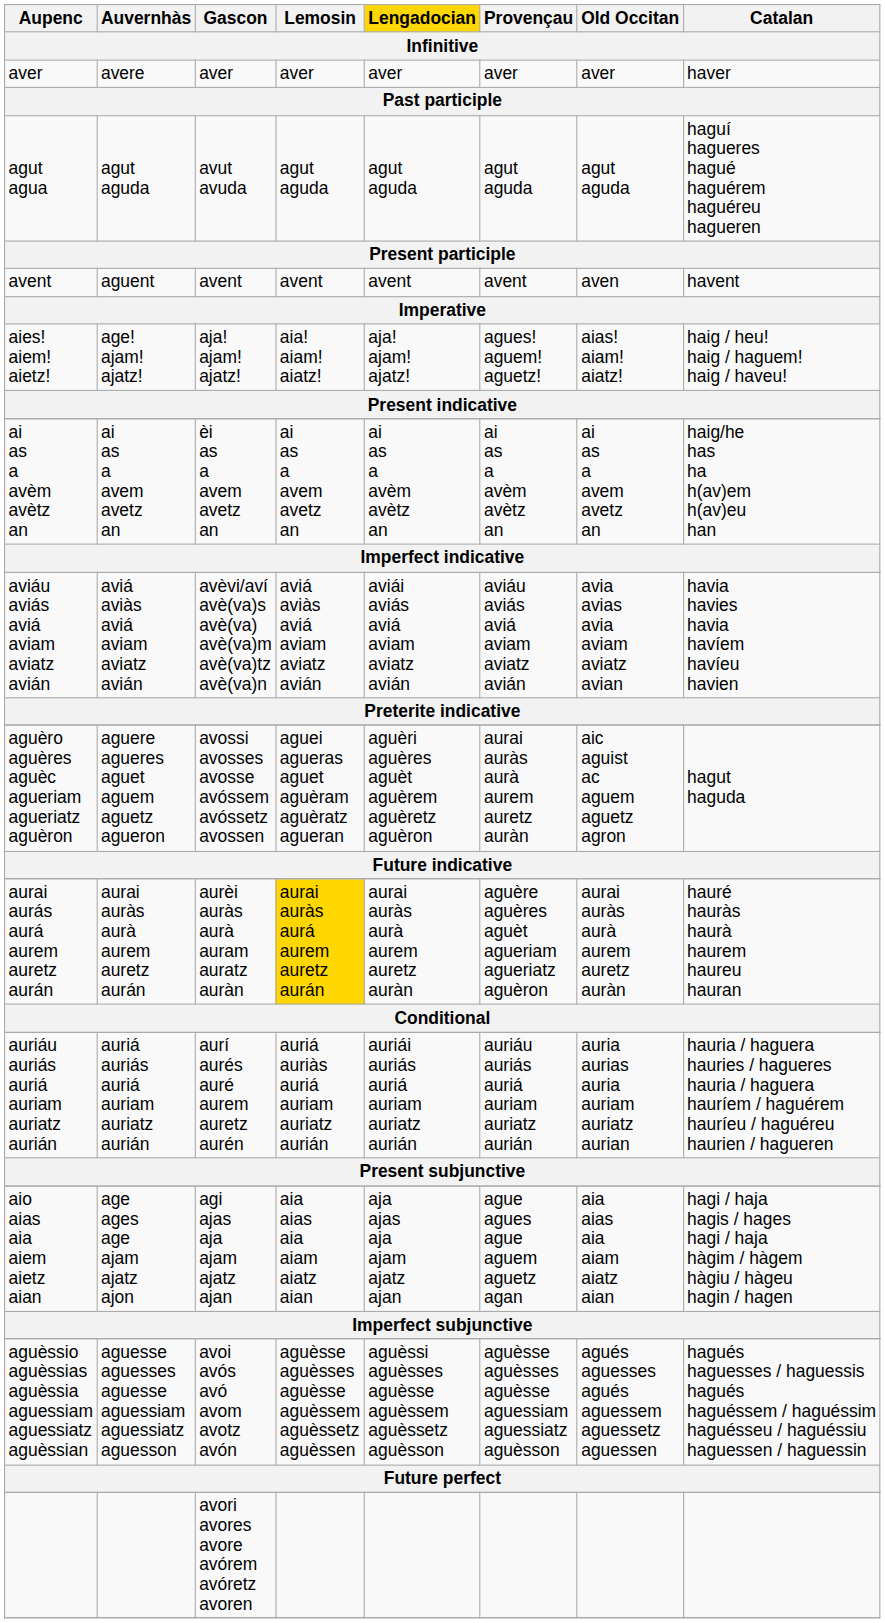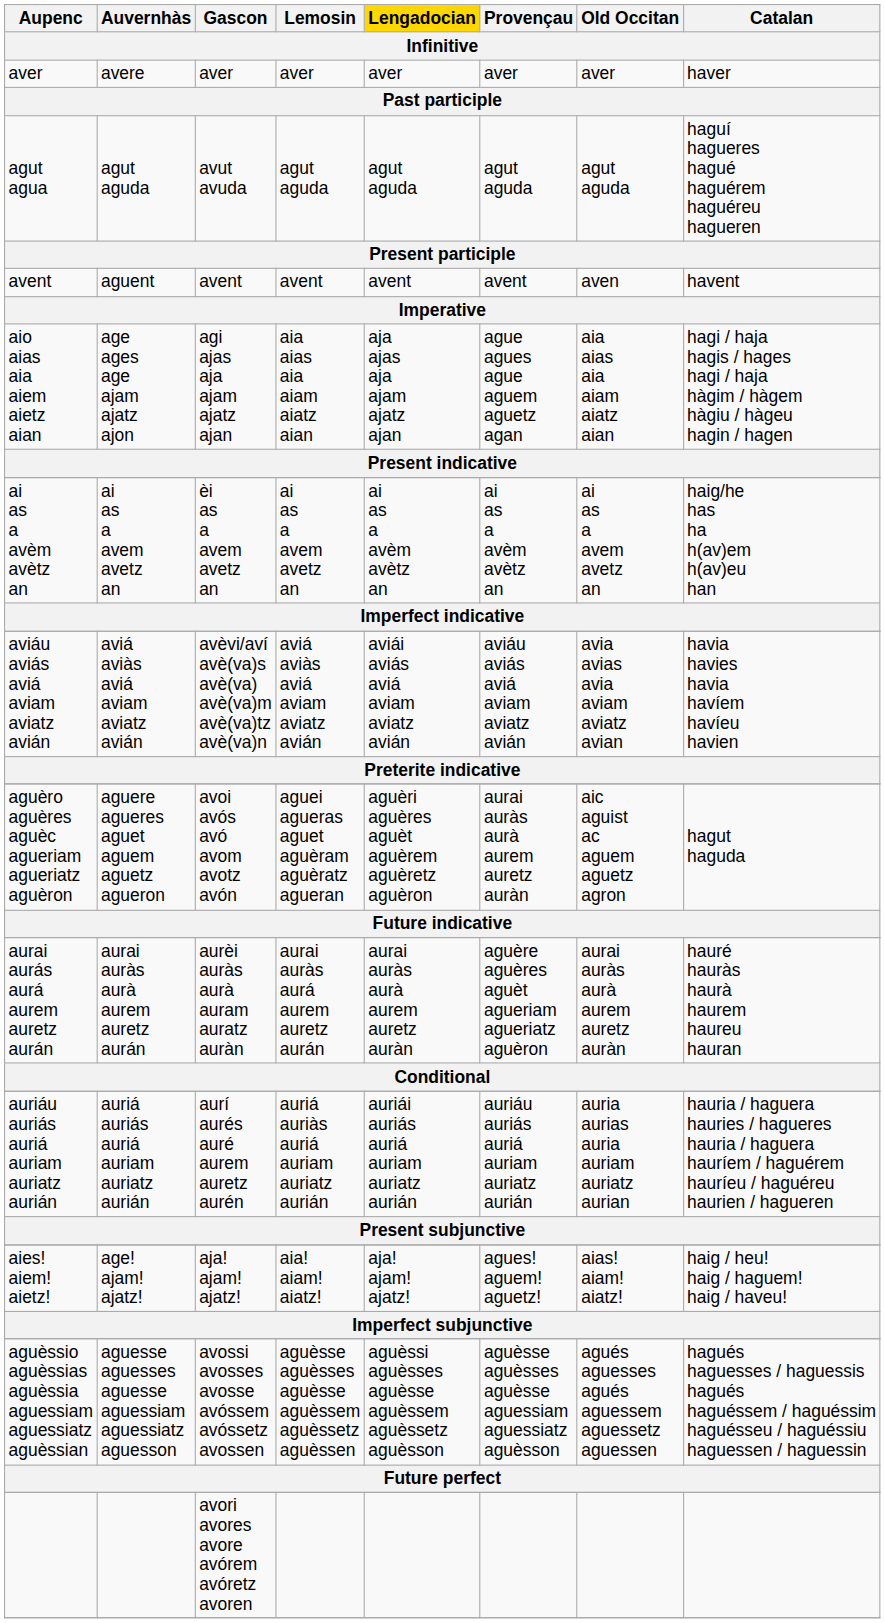rows swapped: (30, 357) <-> (27, 1248)
(234, 788) avossi avosses avosse avóssem avóssetz avossen -> (220, 847) avoi avós avó avom avotz avón
(305, 941) gold background -> (305, 1000) no background
(220, 1401) avoi avós avó avom avotz avón -> (234, 1401) avossi avosses avosse avóssem avóssetz avossen
